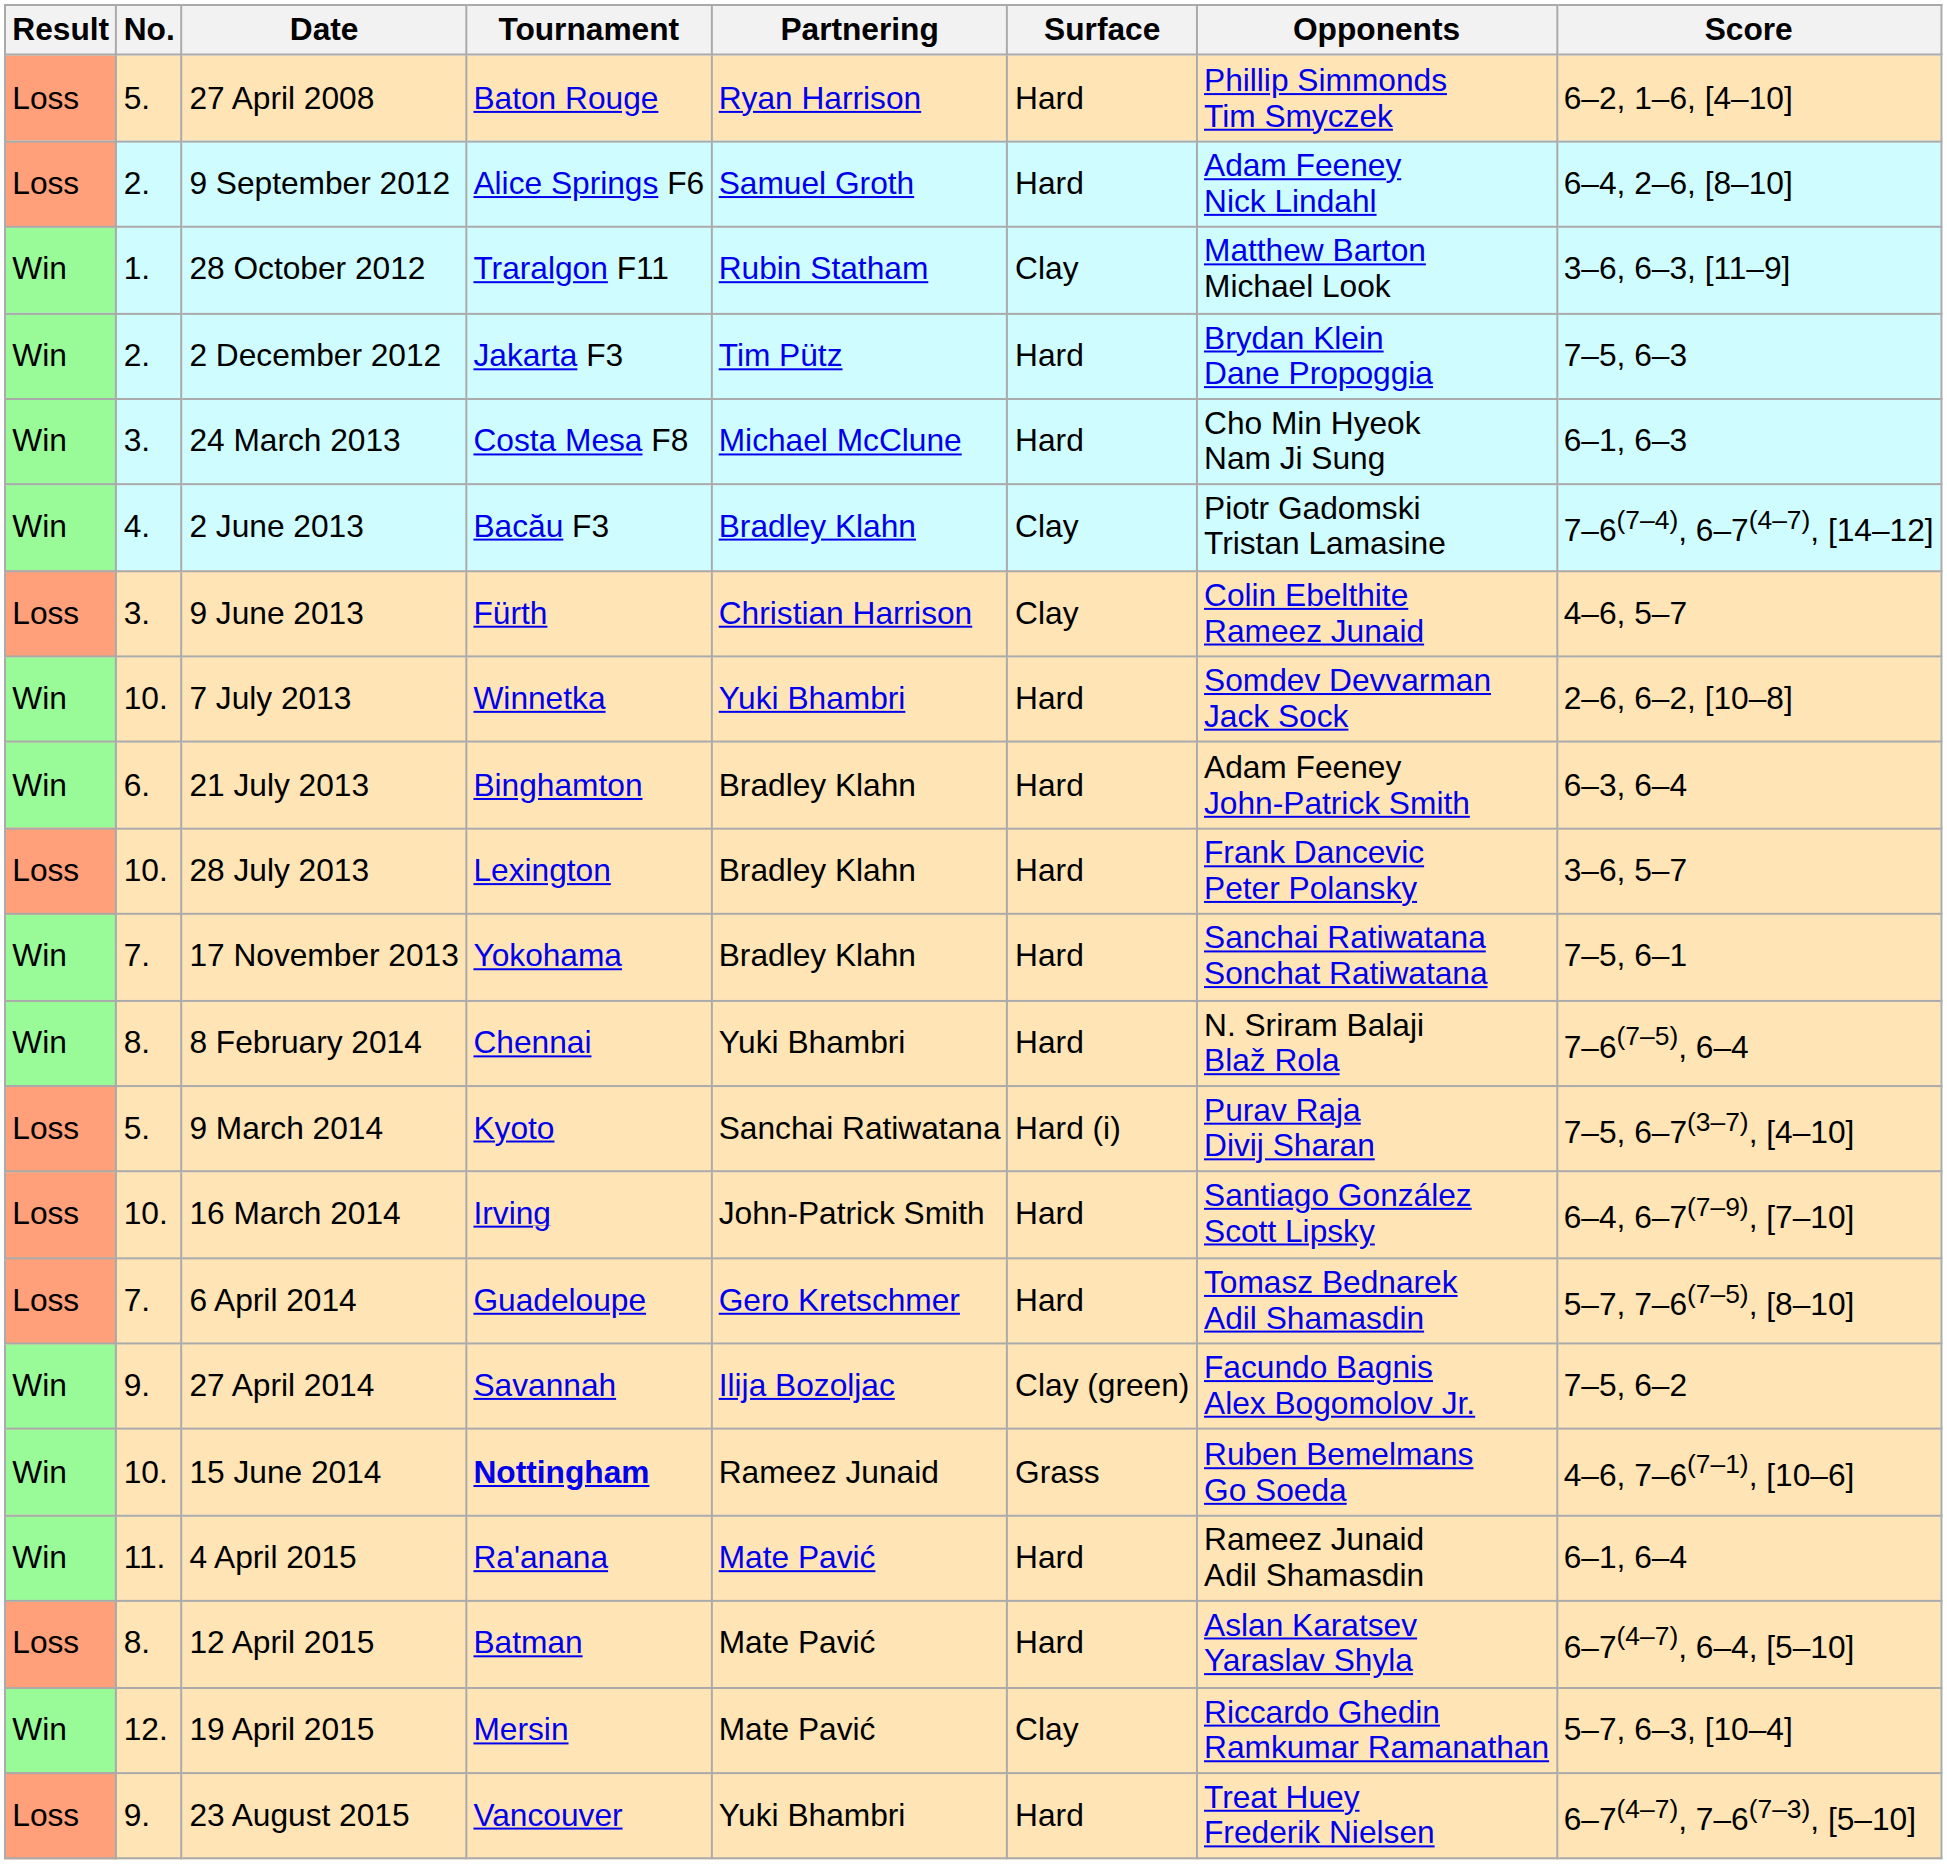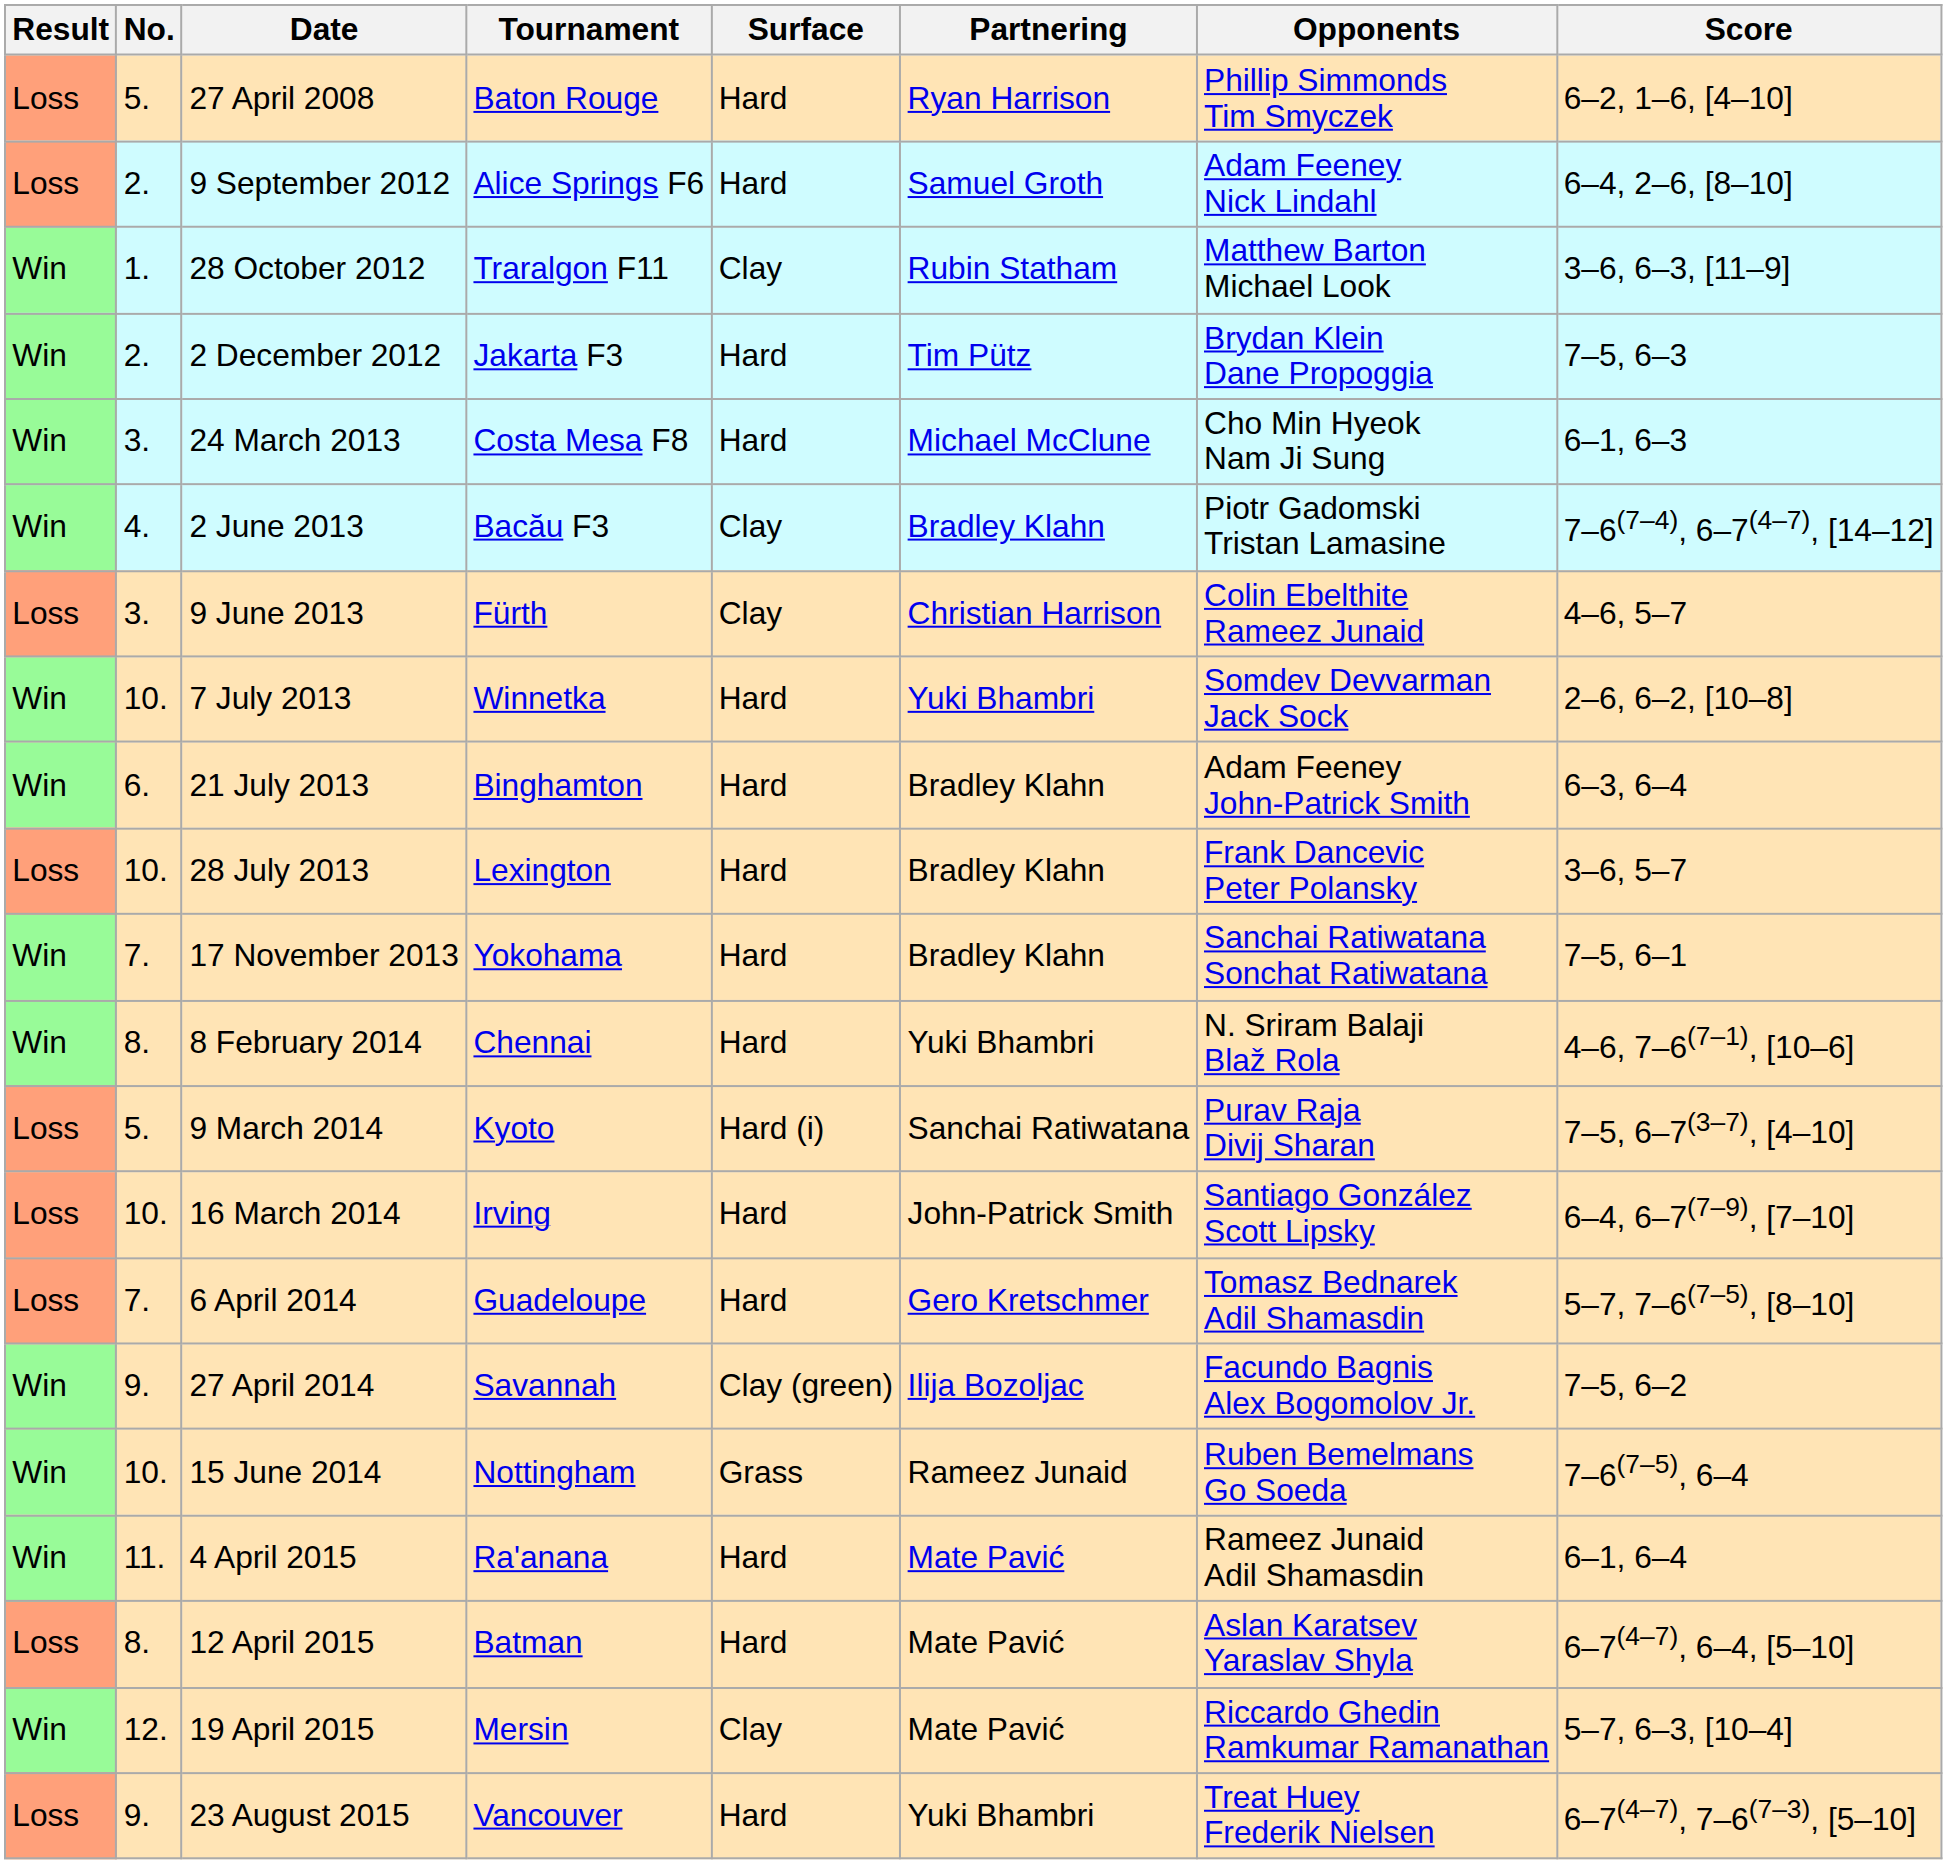columns swapped: (1102, 29) <-> (860, 29)
(1656, 1042) 7–6(7–5), 6–4 -> (1709, 1042) 4–6, 7–6(7–1), [10–6]
(561, 1471) bold -> (554, 1471) normal
(1709, 1471) 4–6, 7–6(7–1), [10–6] -> (1656, 1471) 7–6(7–5), 6–4
